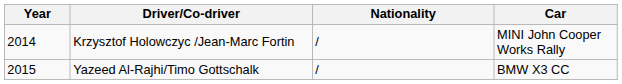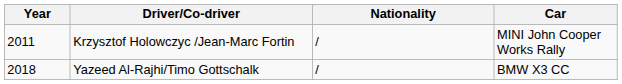(22, 42) 2014 -> (21, 42) 2011
(22, 69) 2015 -> (22, 69) 2018
